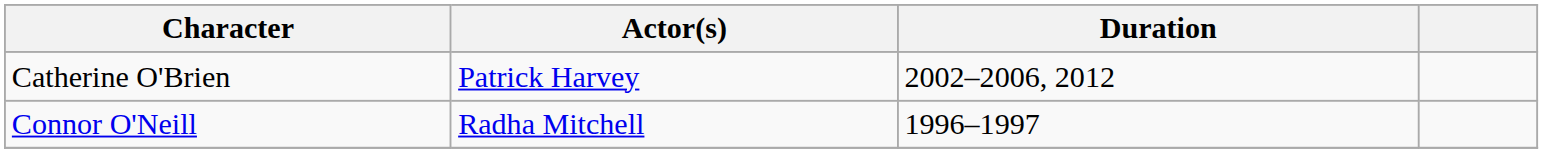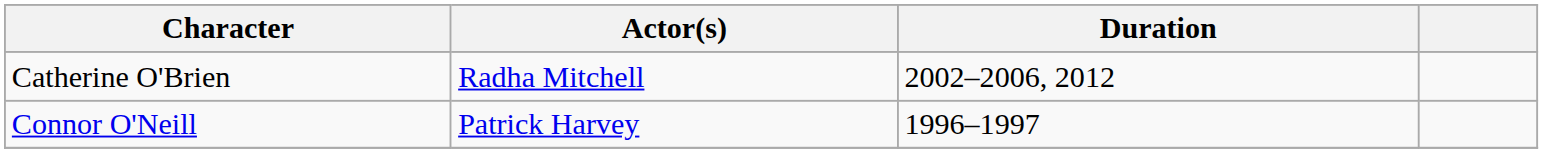(549, 76) Patrick Harvey -> (551, 76) Radha Mitchell
(551, 123) Radha Mitchell -> (549, 123) Patrick Harvey
